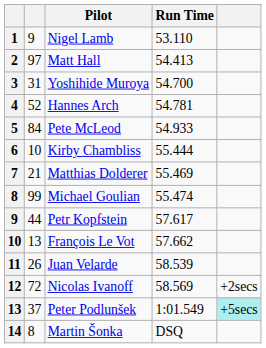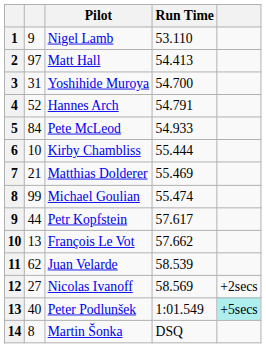(174, 106) 54.781 -> (174, 106) 54.791
(34, 264) 26 -> (34, 264) 62
(34, 286) 72 -> (34, 286) 27
(34, 309) 37 -> (34, 309) 40
